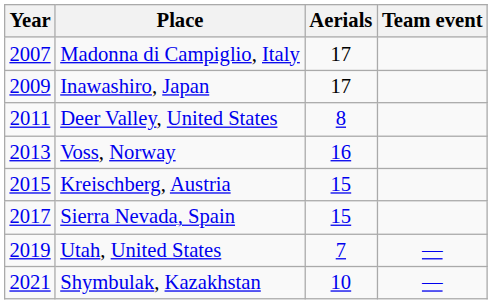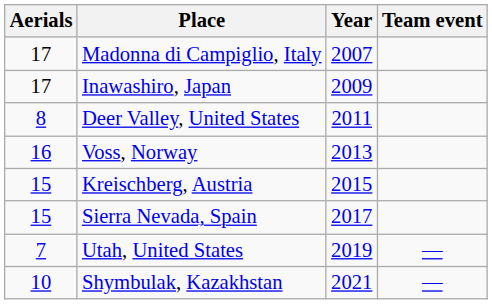columns swapped: (30, 20) <-> (341, 20)
